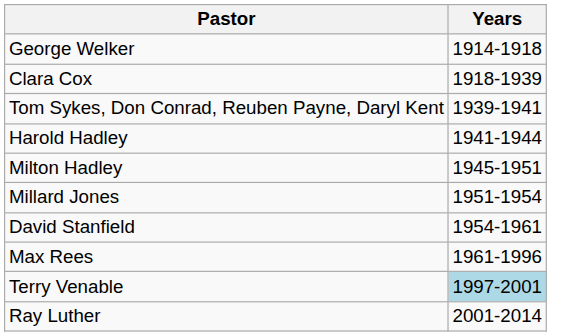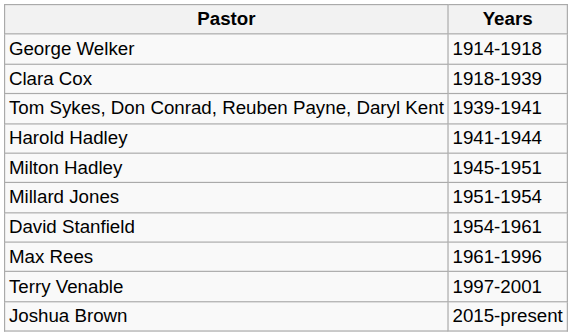(497, 286) lightblue background -> (497, 286) no background
- row: (55, 316)
+ row: (68, 316)
